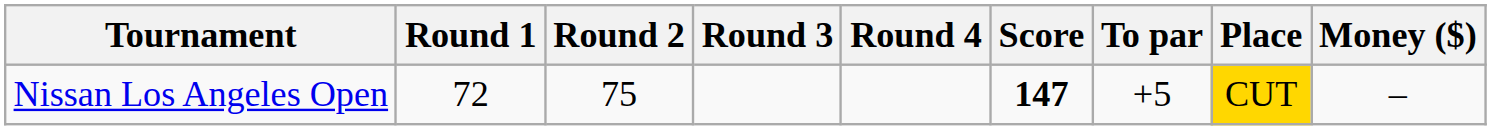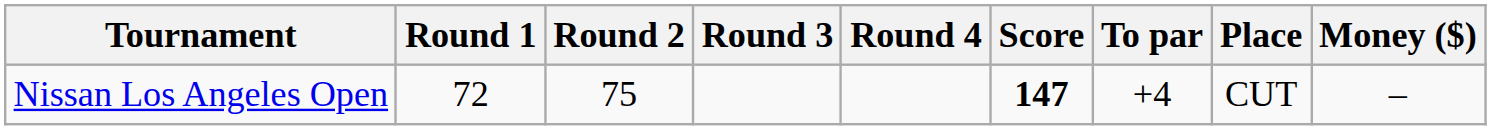(1152, 94) +5 -> (1152, 94) +4
(1261, 94) gold background -> (1261, 94) no background
